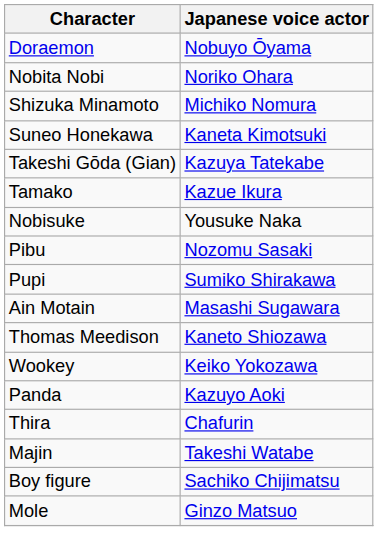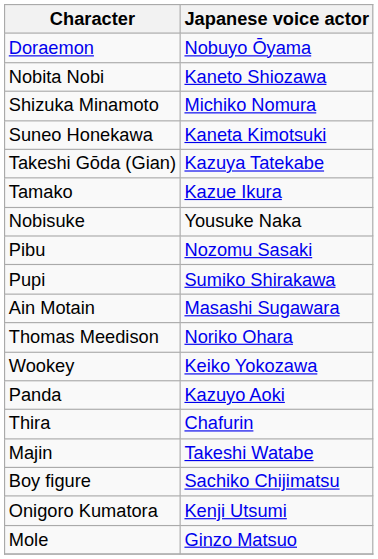(239, 76) Noriko Ohara -> (255, 76) Kaneto Shiozawa
(255, 337) Kaneto Shiozawa -> (239, 337) Noriko Ohara
+ row: (83, 510)
